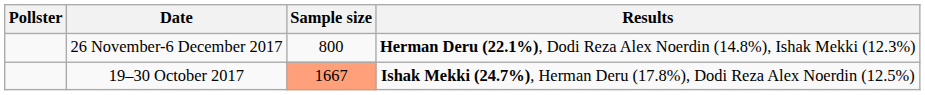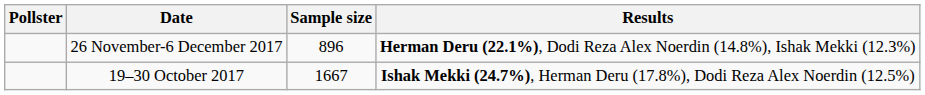(331, 47) 800 -> (331, 47) 896
(331, 75) lightsalmon background -> (331, 75) no background
